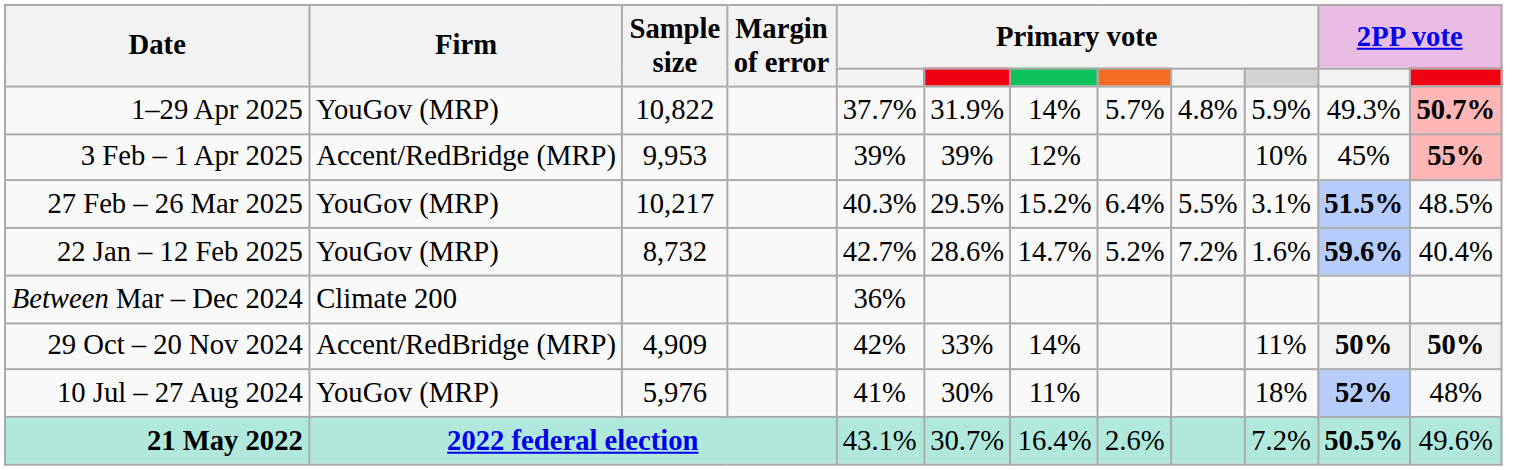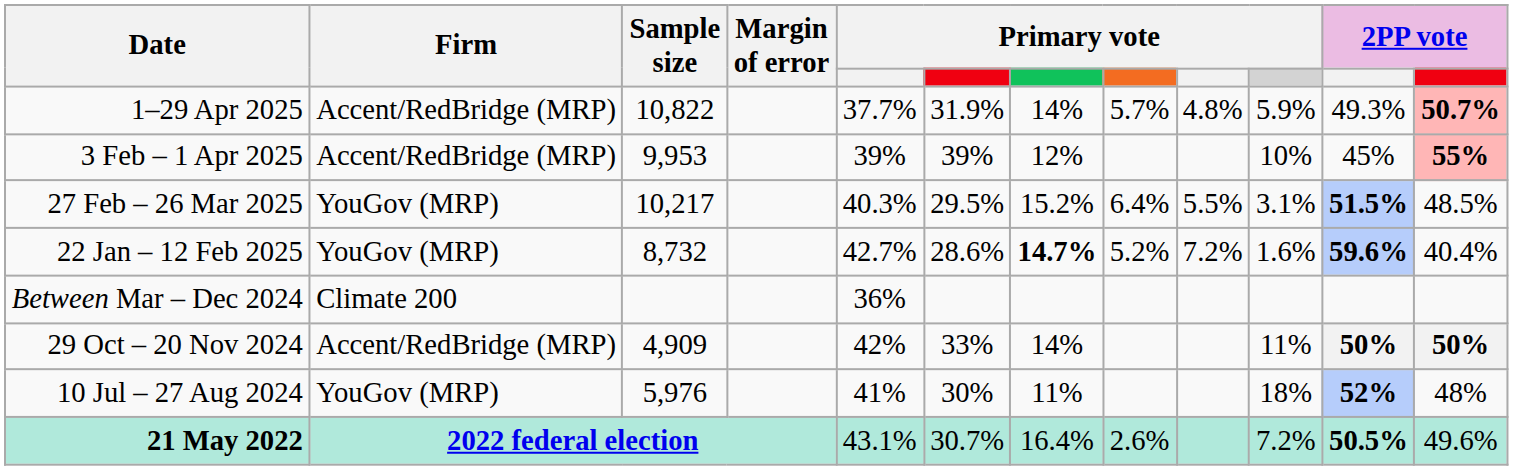(407, 109) YouGov (MRP) -> (466, 109) Accent/RedBridge (MRP)
(1055, 251) normal -> (1057, 251) bold
